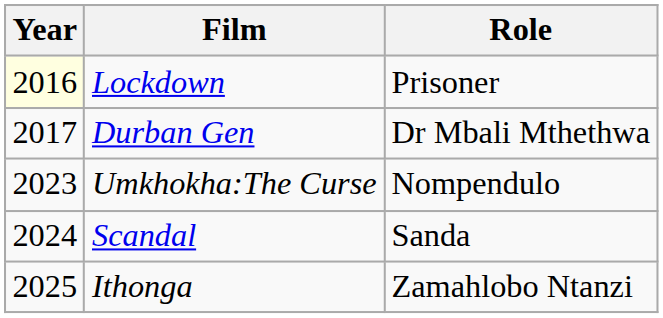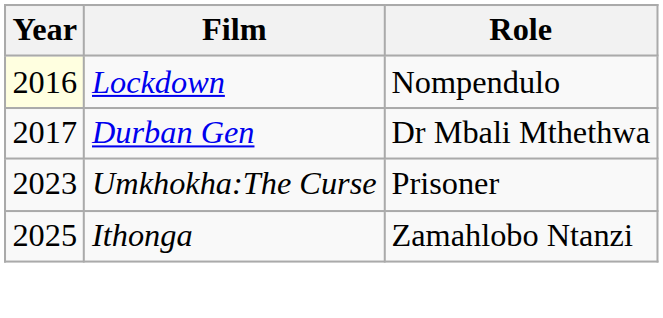(445, 81) Prisoner -> (476, 81) Nompendulo
(476, 183) Nompendulo -> (445, 183) Prisoner
- row: (144, 235)
